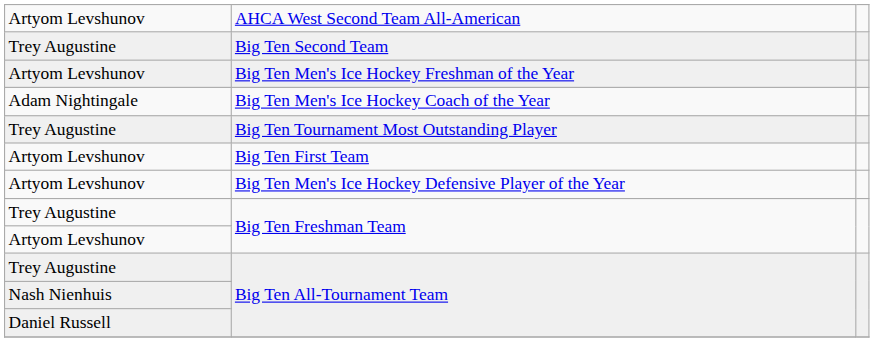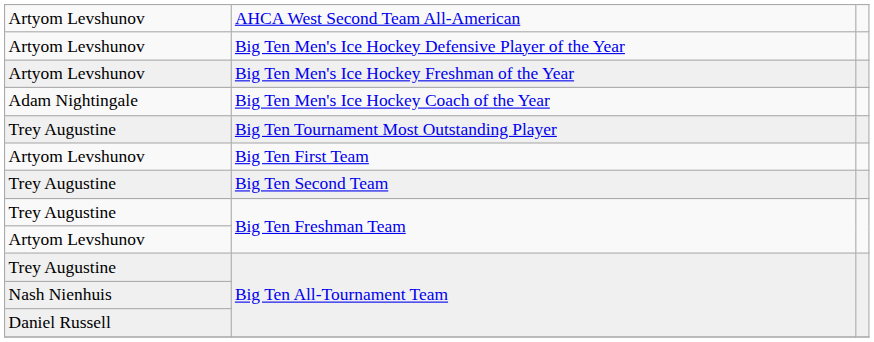rows swapped: (77, 184) <-> (62, 45)
